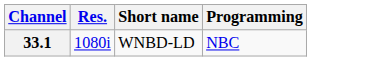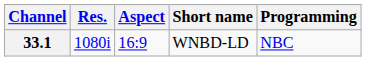+ column: (142, 17)
